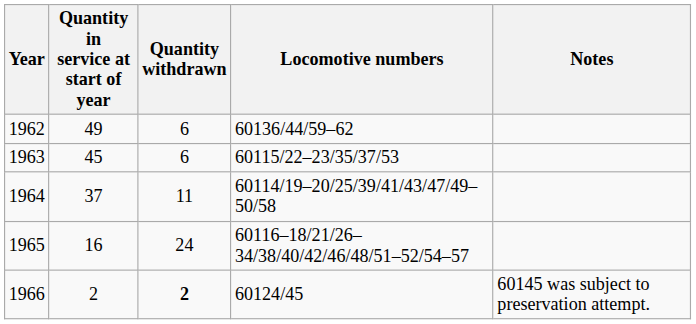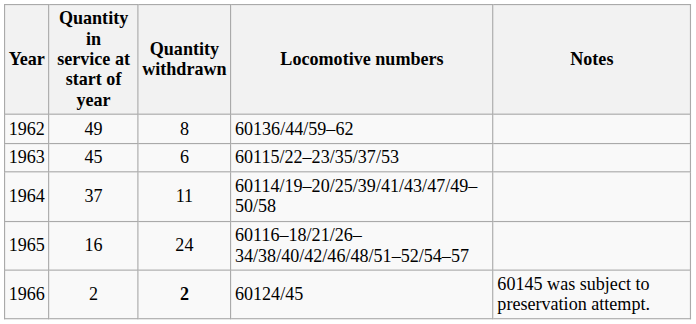(184, 128) 6 -> (184, 128) 8
